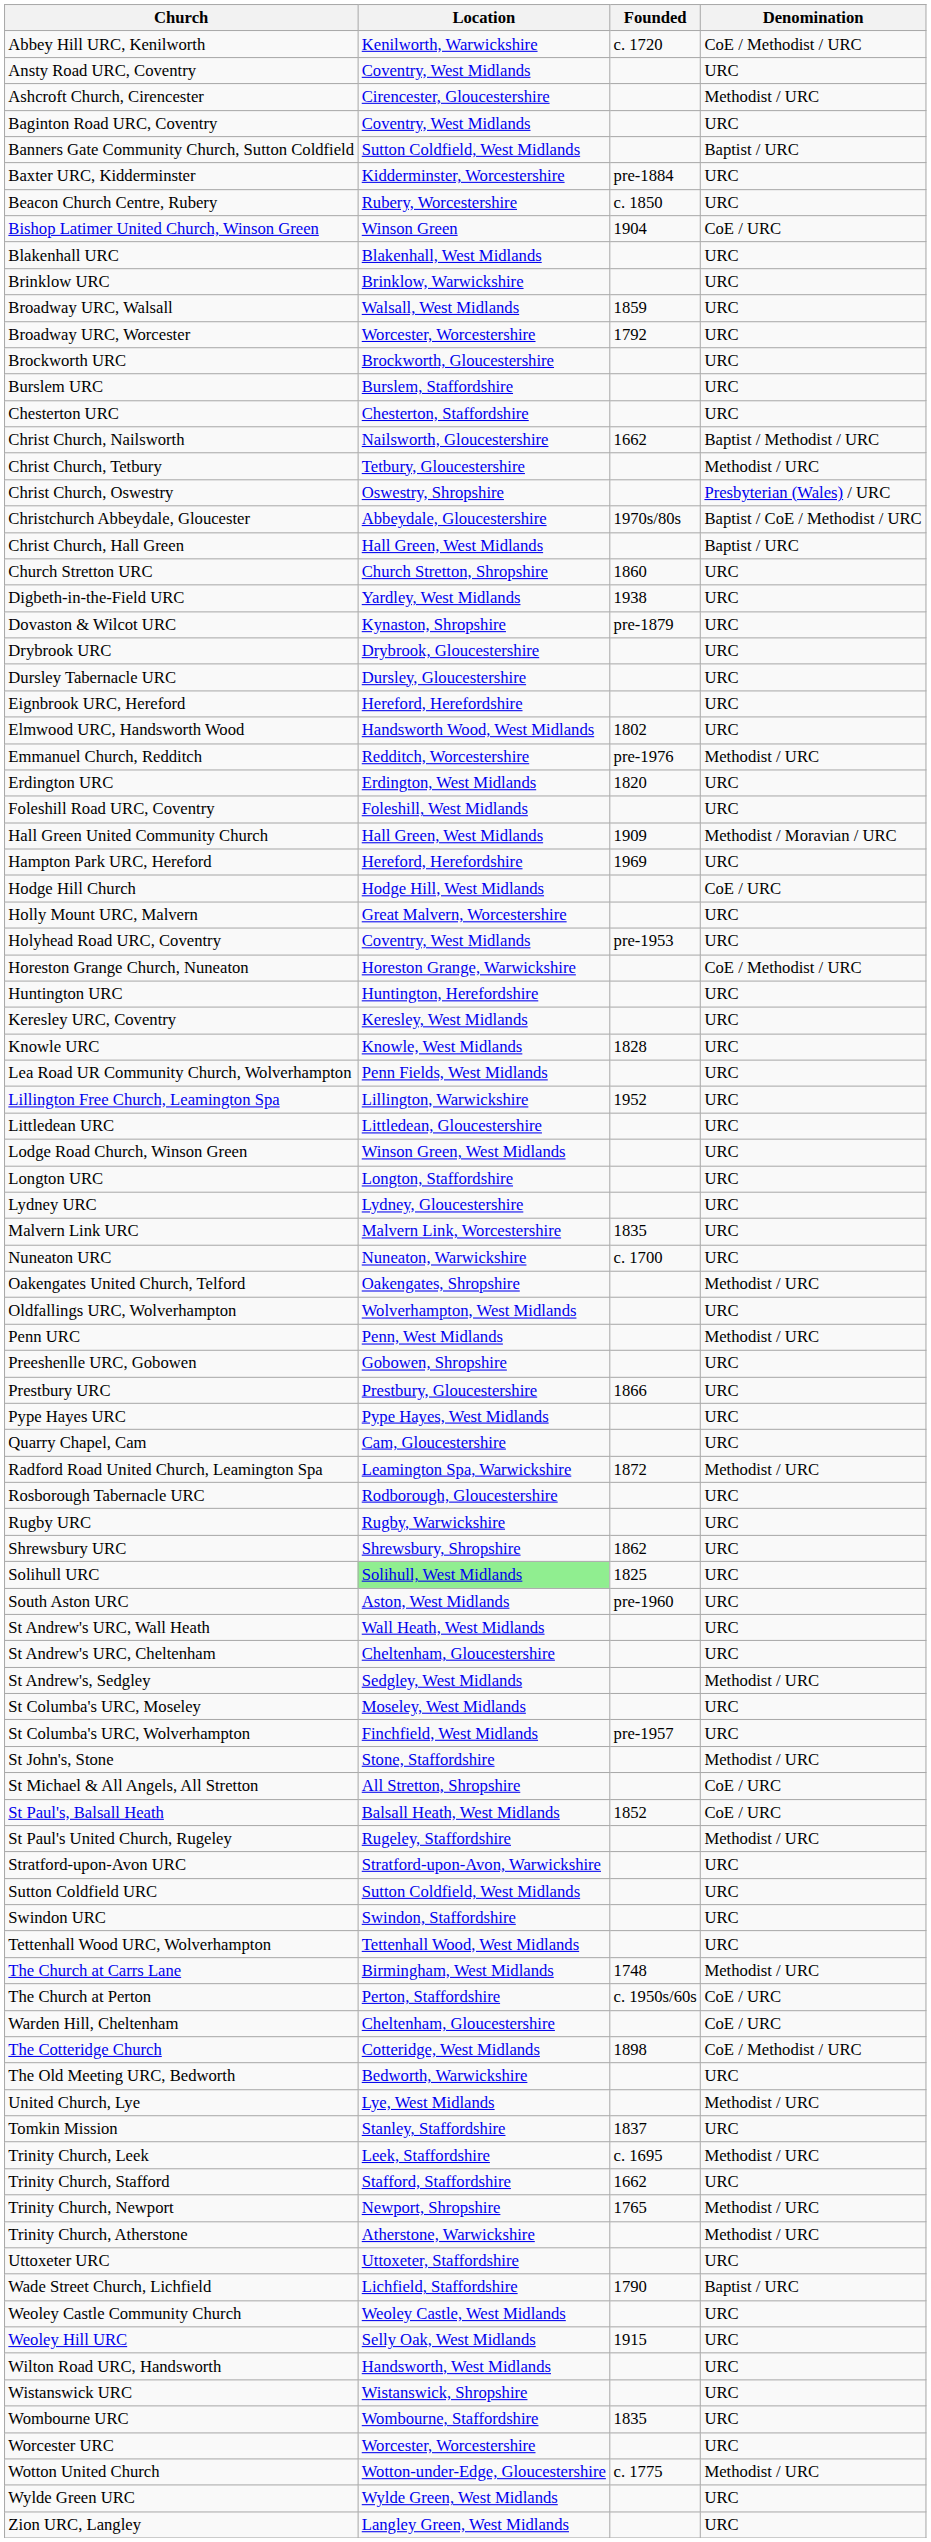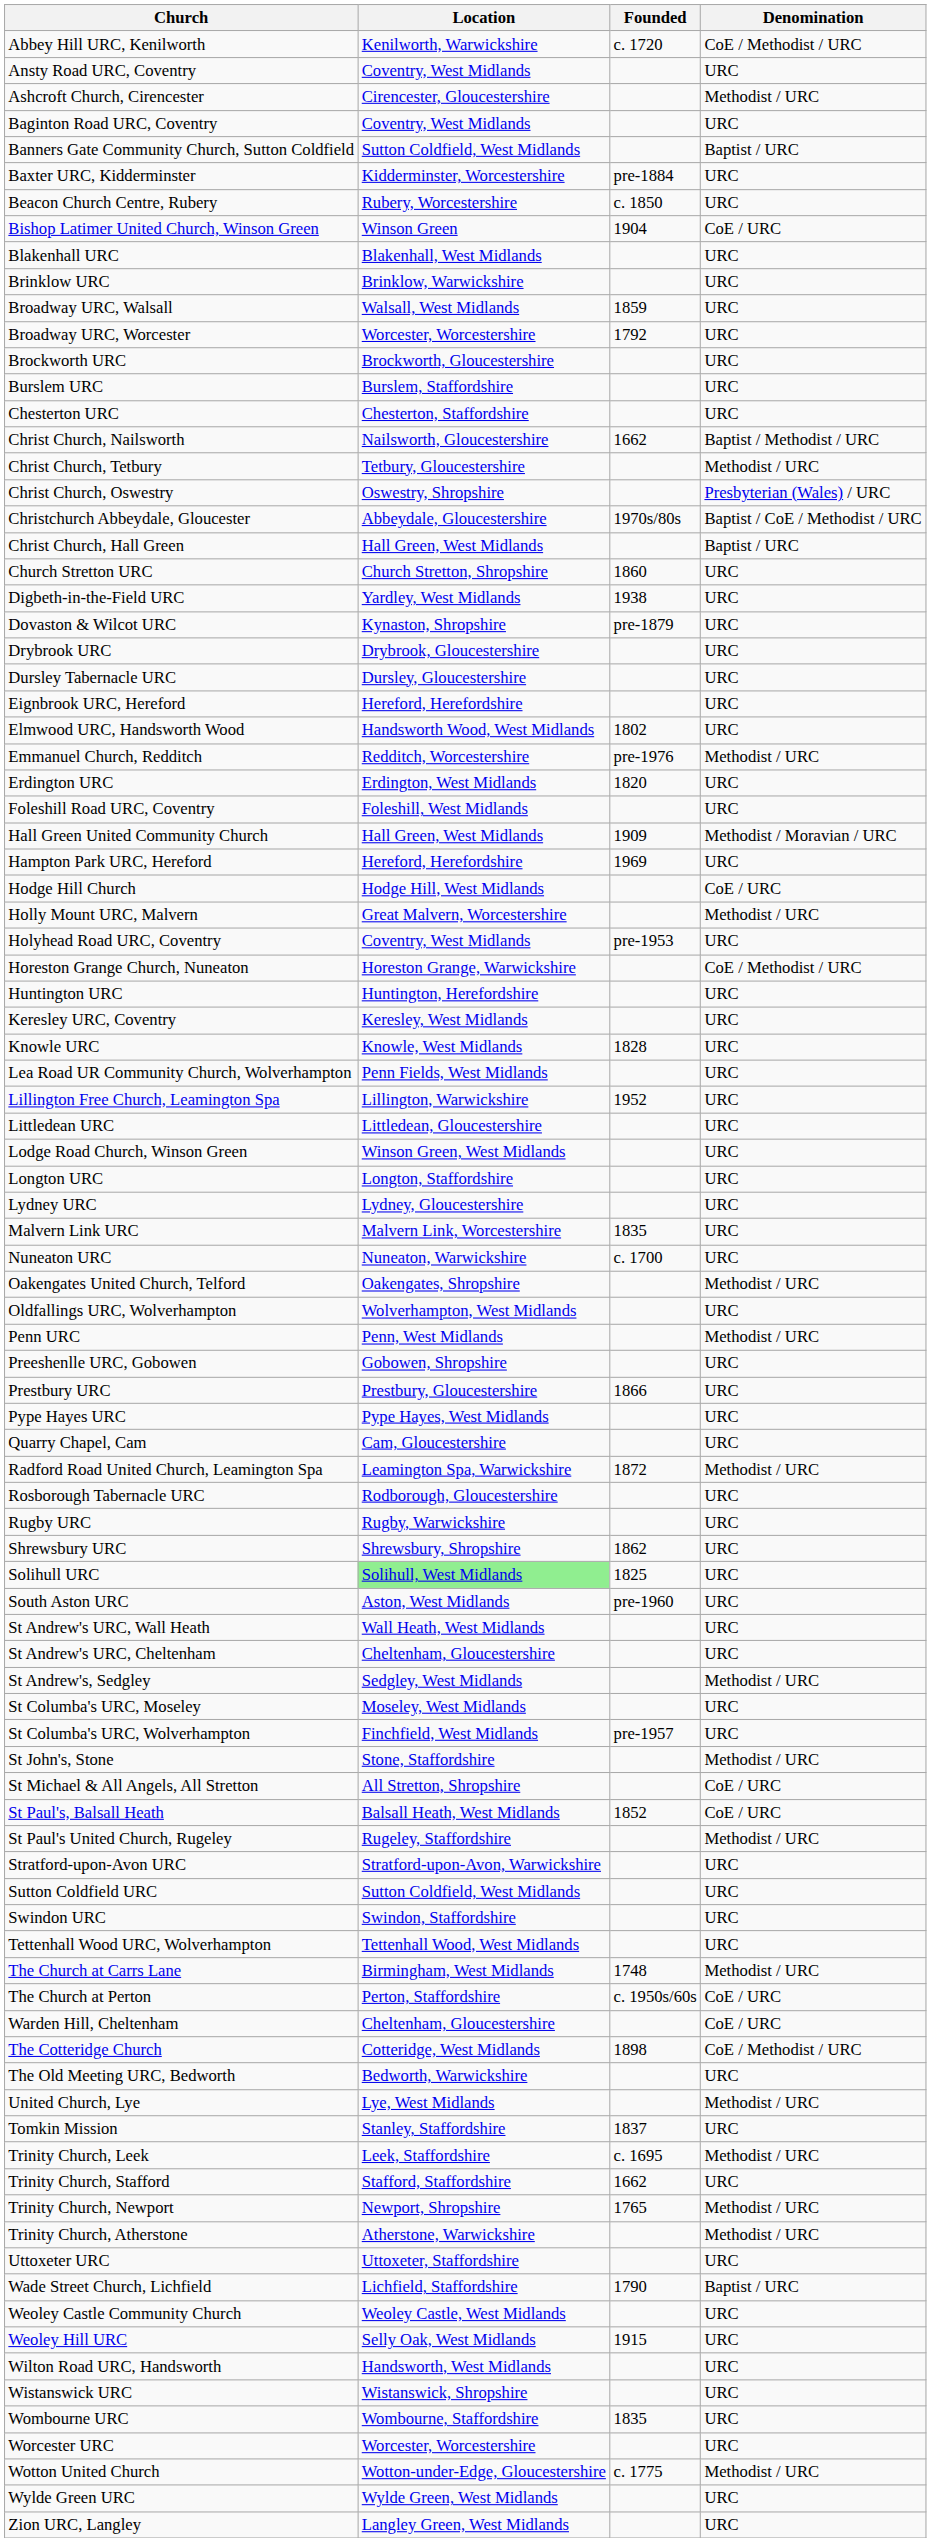(722, 914) URC -> (762, 914) Methodist / URC
